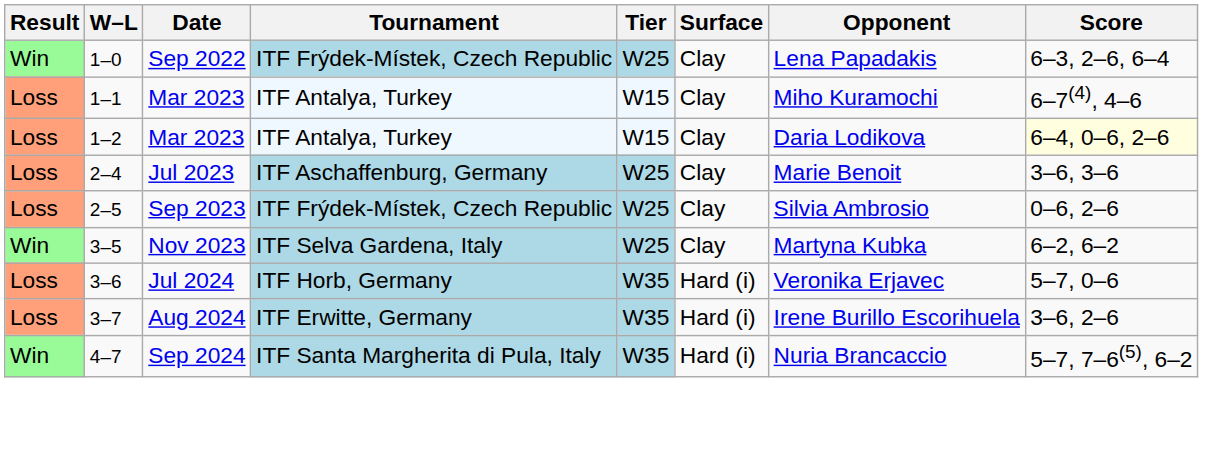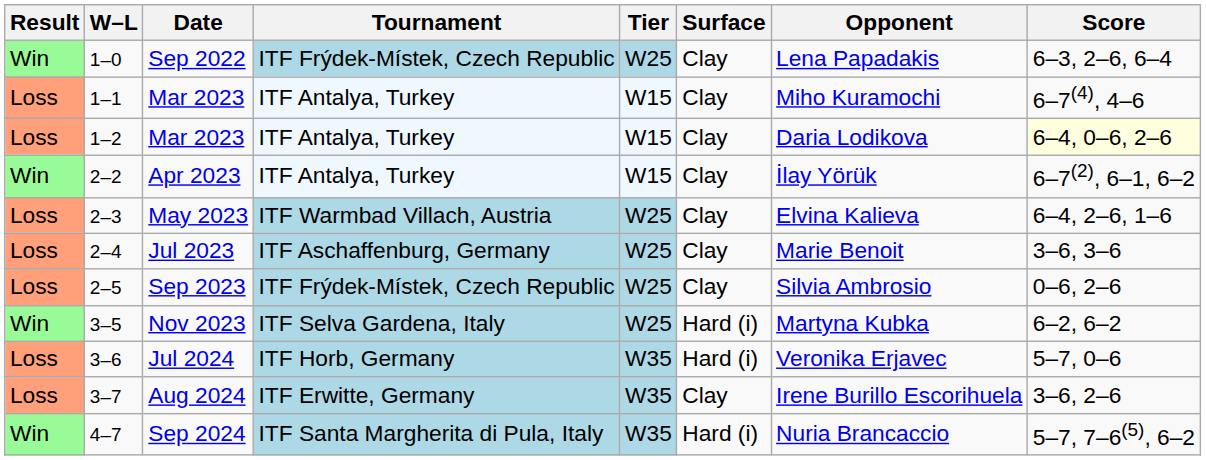+ row: (106, 177)
+ row: (106, 216)
(703, 244) Clay -> (720, 323) Hard (i)
(718, 316) Hard (i) -> (705, 395) Clay
